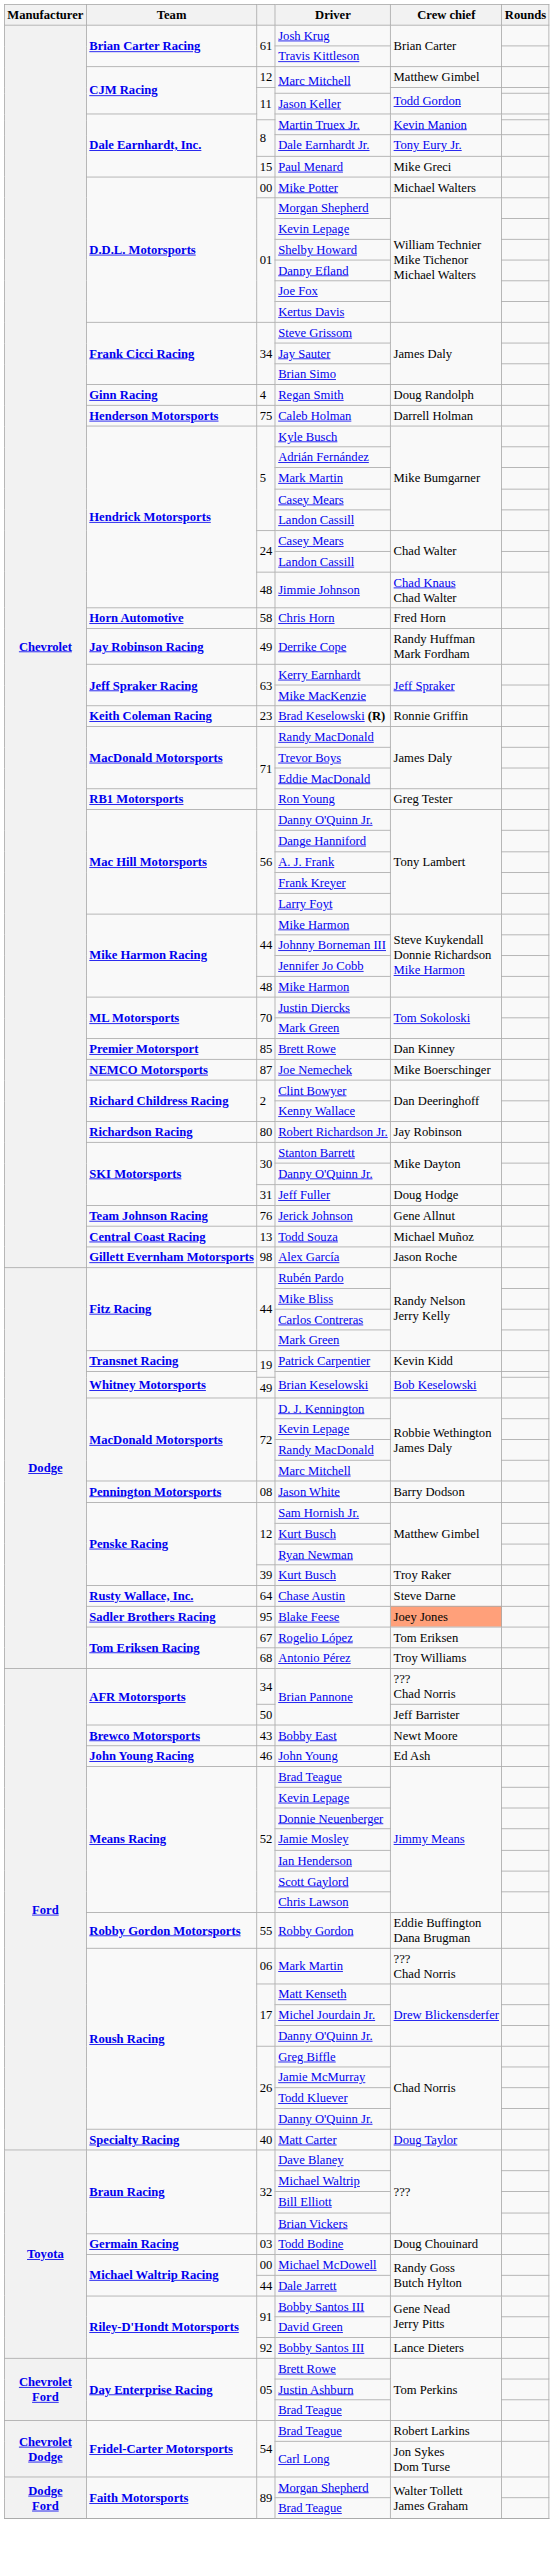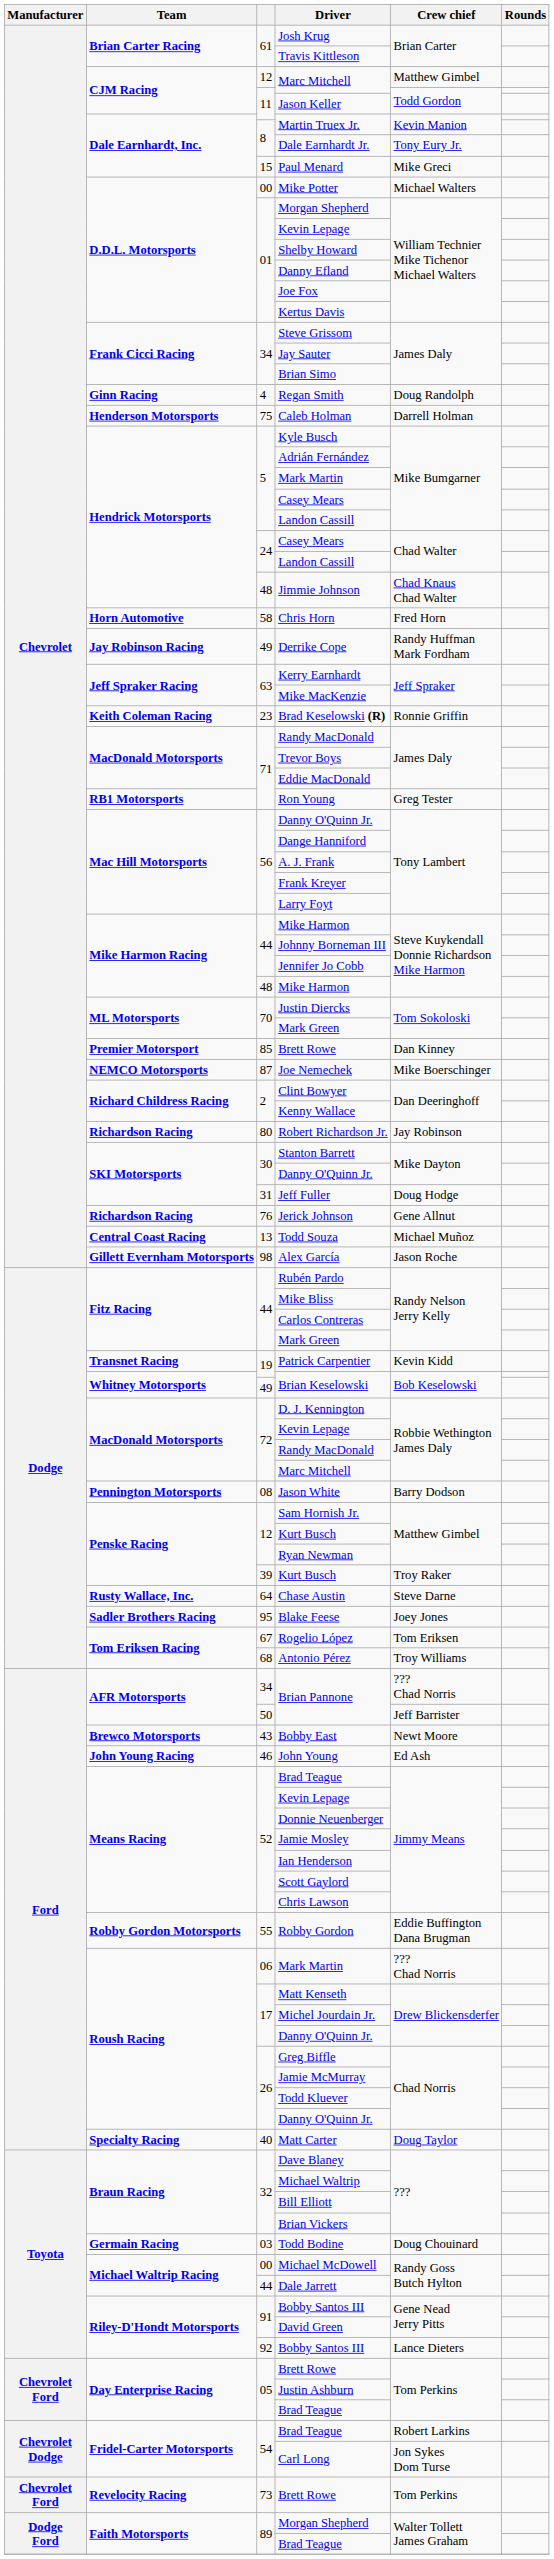(149, 1215) Team Johnson Racing -> (141, 1215) Richardson Racing
(421, 1616) lightsalmon background -> (421, 1616) no background
+ row: (266, 2495)
